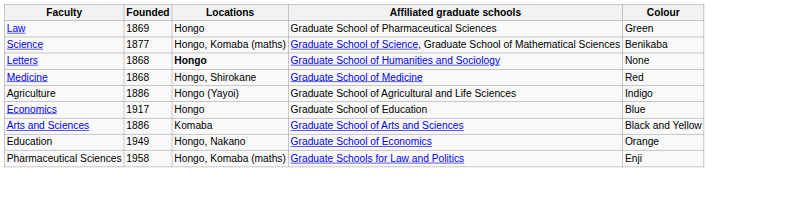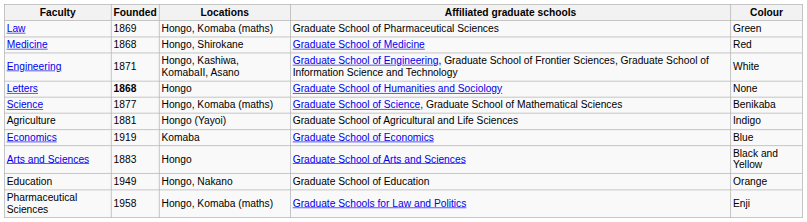(189, 28) Hongo -> (217, 28) Hongo, Komaba (maths)
rows swapped: (27, 77) <-> (25, 45)
+ row: (34, 67)
(138, 61) normal -> (125, 89) bold
(191, 61) bold -> (177, 89) normal
(138, 93) 1886 -> (125, 121) 1881
(138, 110) 1917 -> (125, 137) 1919
(189, 110) Hongo -> (181, 137) Komaba
(359, 110) Graduate School of Education -> (363, 137) Graduate School of Economics
(138, 126) 1886 -> (125, 159) 1883
(193, 126) Komaba -> (177, 159) Hongo
(361, 142) Graduate School of Economics -> (361, 181) Graduate School of Education
